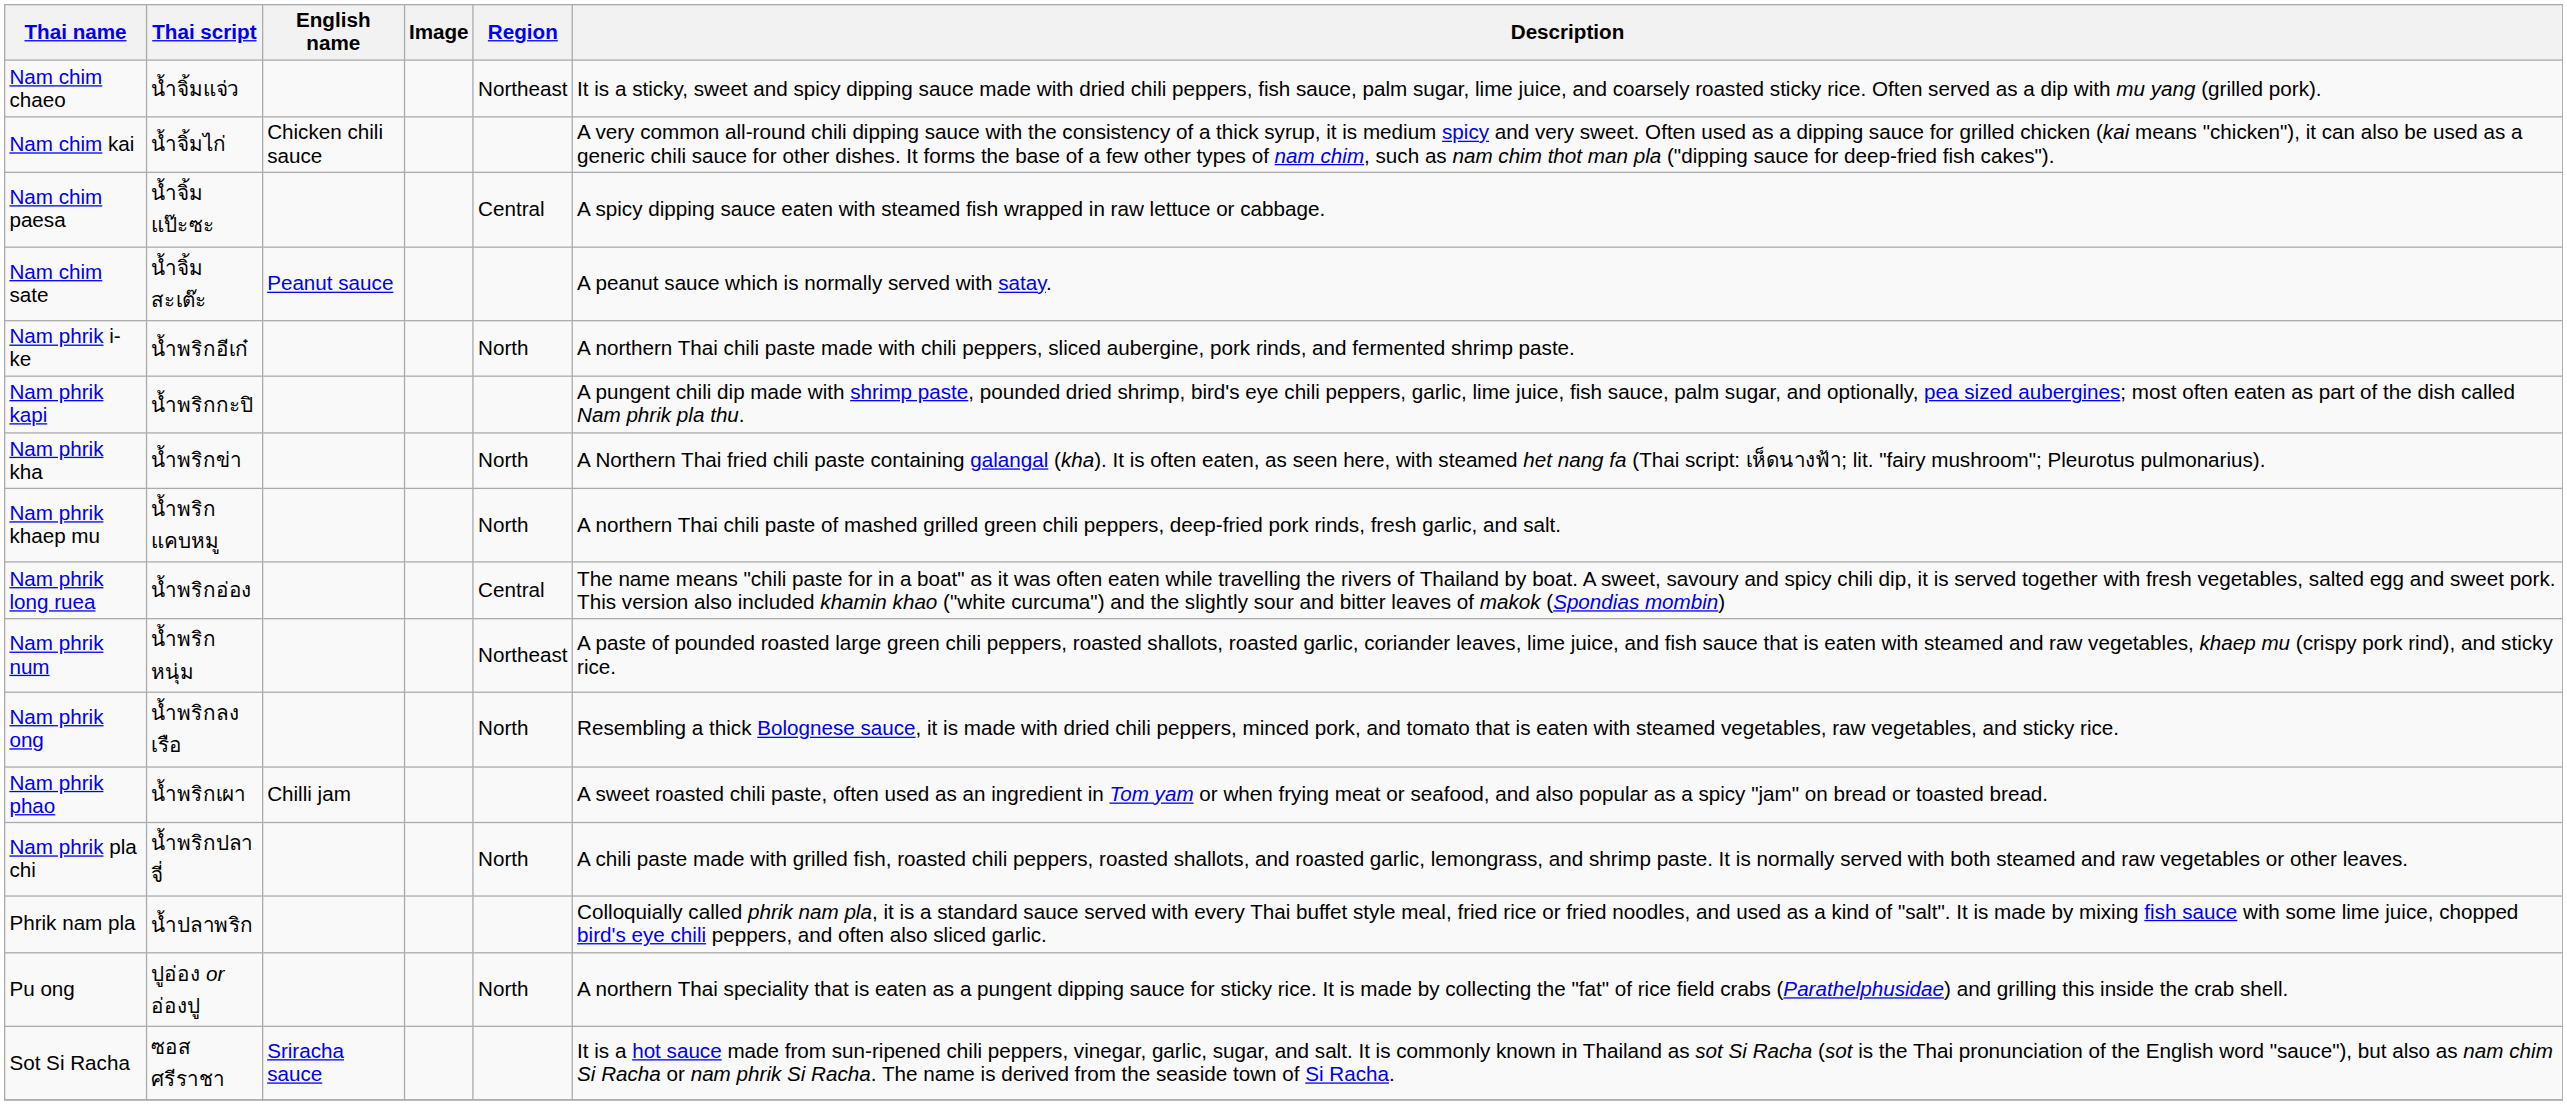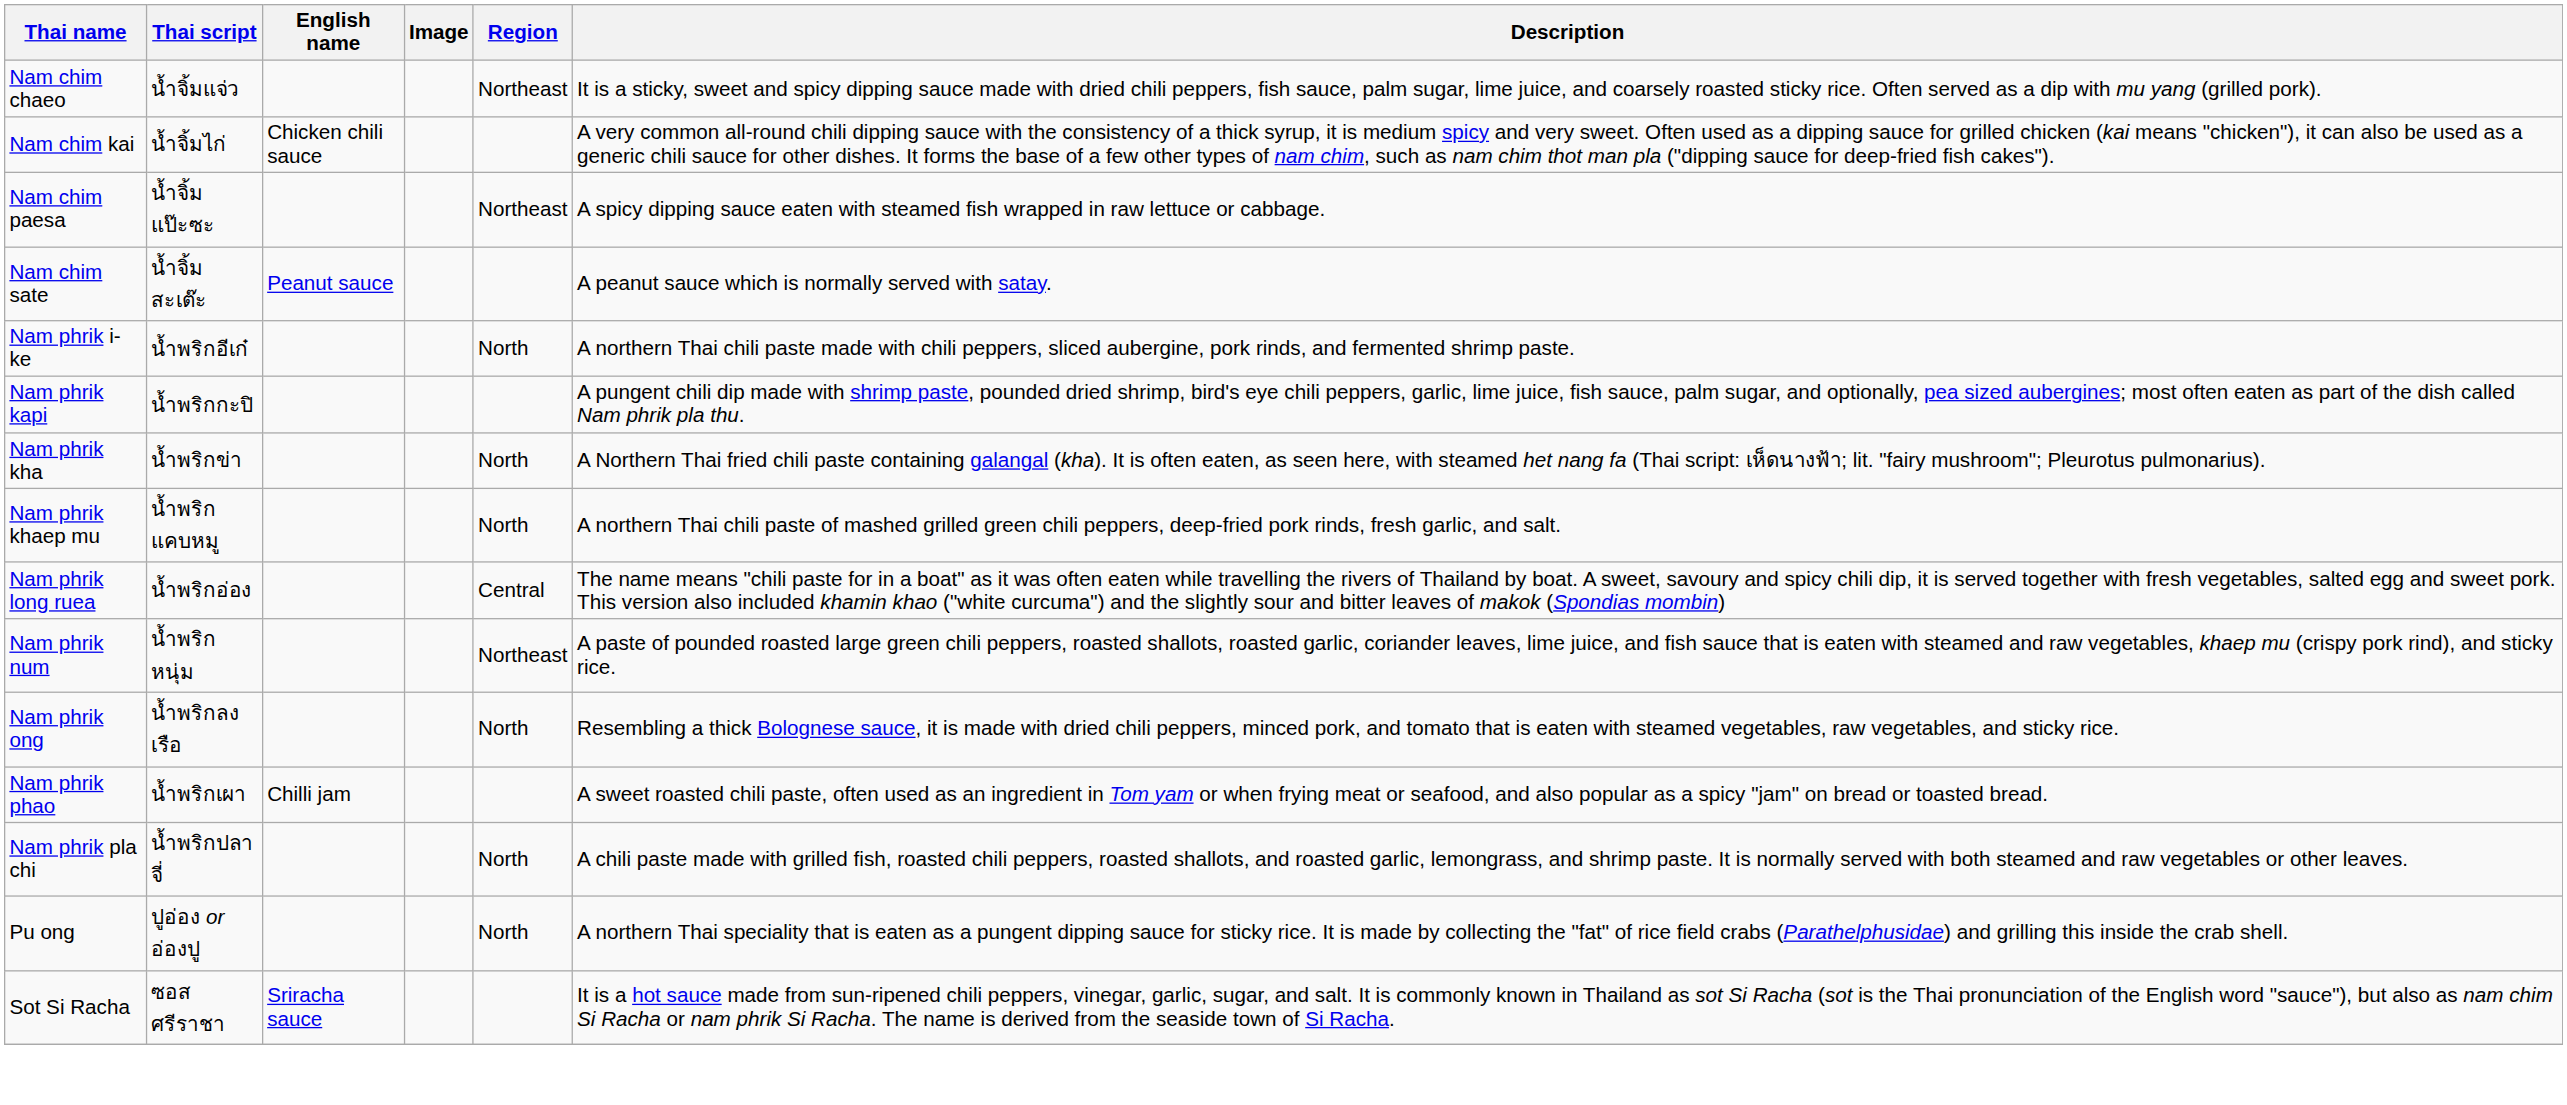(511, 209) Central -> (523, 209) Northeast
- row: (73, 924)
